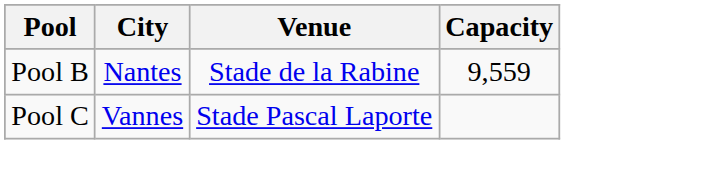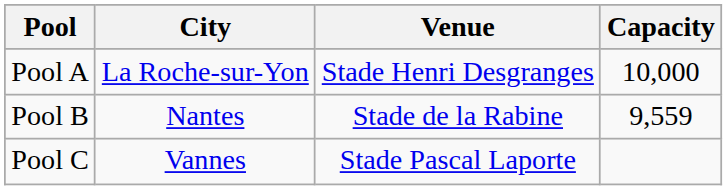+ row: (50, 71)
